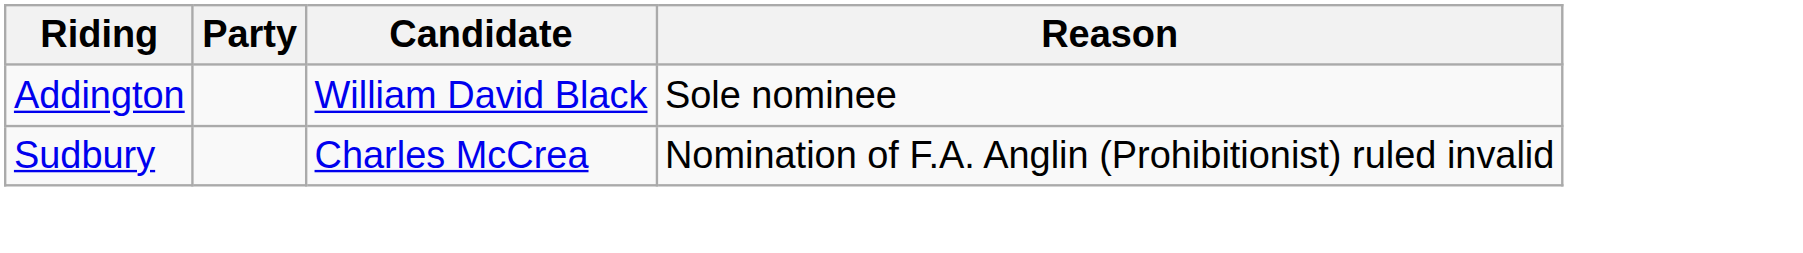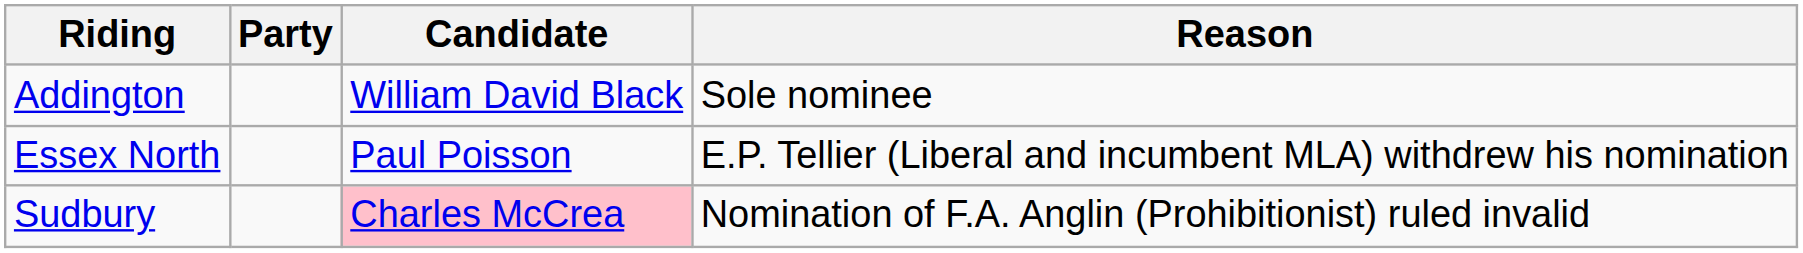+ row: (117, 154)
(452, 154) no background -> (487, 214) pink background
